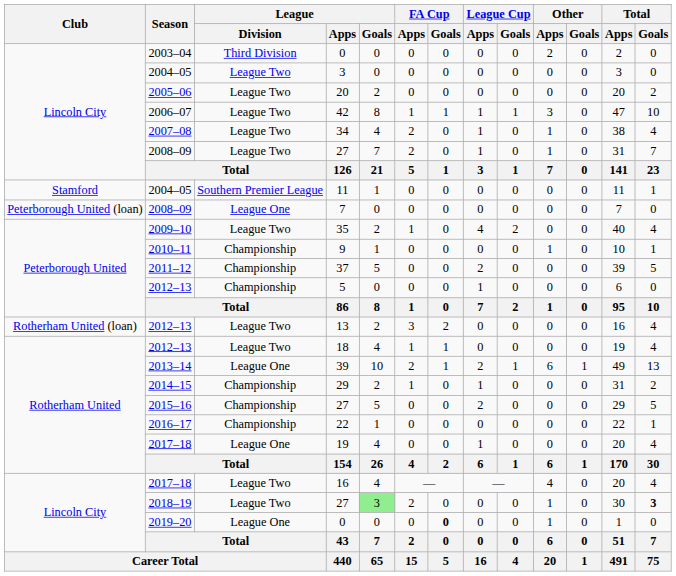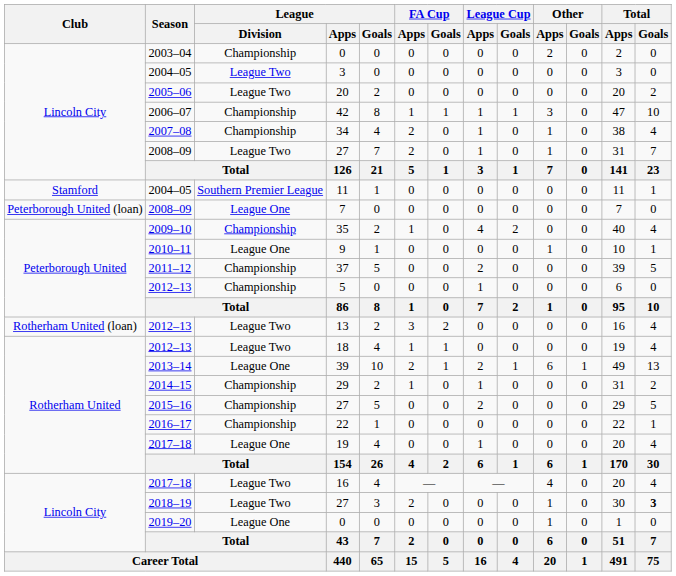(260, 53) Third Division -> (260, 53) Championship
(260, 111) League Two -> (260, 111) Championship
(260, 131) League Two -> (260, 131) Championship
(260, 229) League Two -> (260, 229) Championship
(260, 248) Championship -> (260, 248) League One
(377, 502) lightgreen background -> (377, 502) no background
(446, 522) bold -> (446, 522) normal
